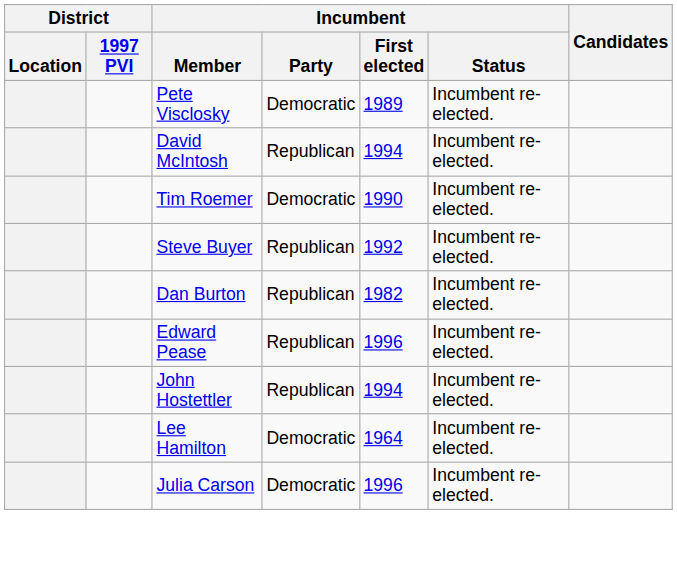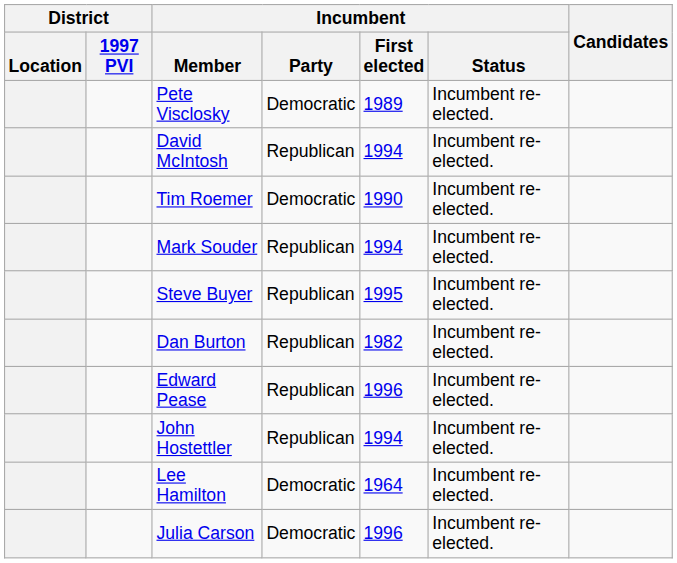+ row: (207, 247)
(383, 247) 1992 -> (383, 294) 1995
